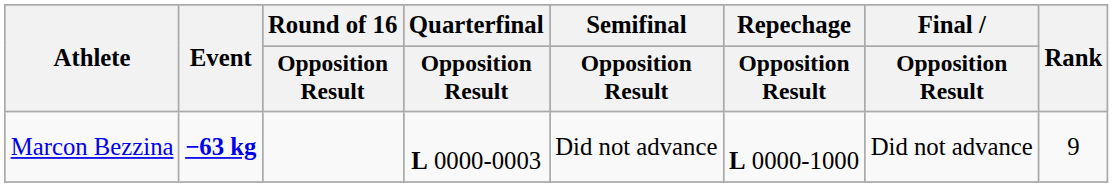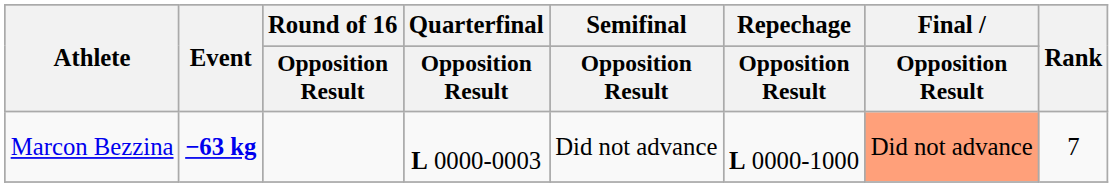(952, 146) no background -> (952, 146) lightsalmon background
(1073, 146) 9 -> (1073, 146) 7
